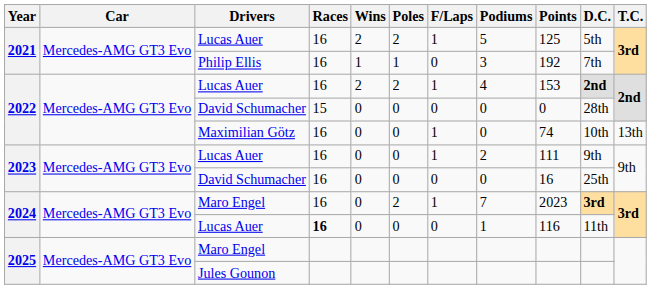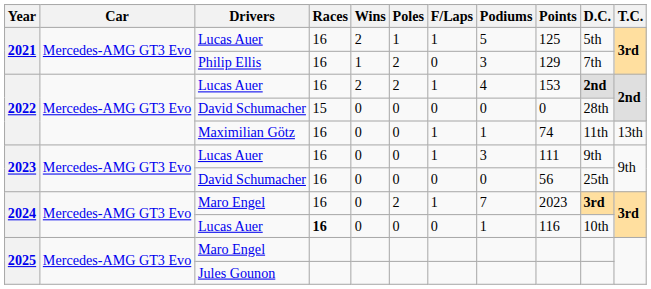(396, 39) 2 -> (396, 39) 1
(396, 62) 1 -> (396, 62) 2
(550, 62) 192 -> (550, 62) 129
(483, 132) 0 -> (483, 132) 1
(596, 132) 10th -> (596, 132) 11th
(483, 155) 2 -> (483, 155) 3
(546, 179) 16 -> (546, 179) 56
(596, 225) 11th -> (596, 225) 10th
